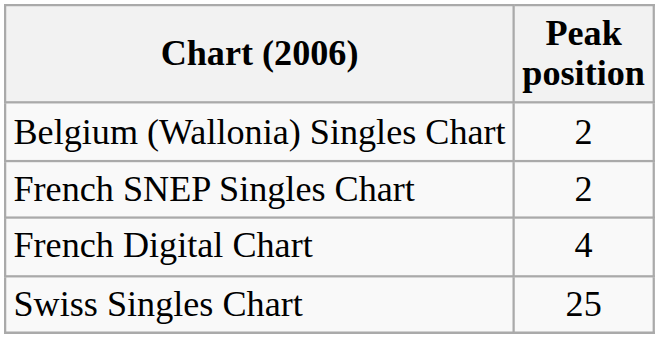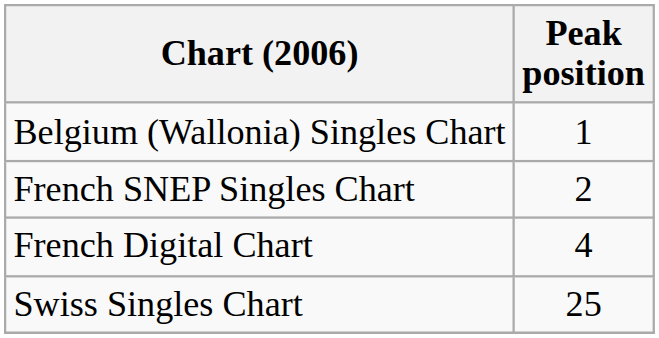(584, 131) 2 -> (584, 131) 1
